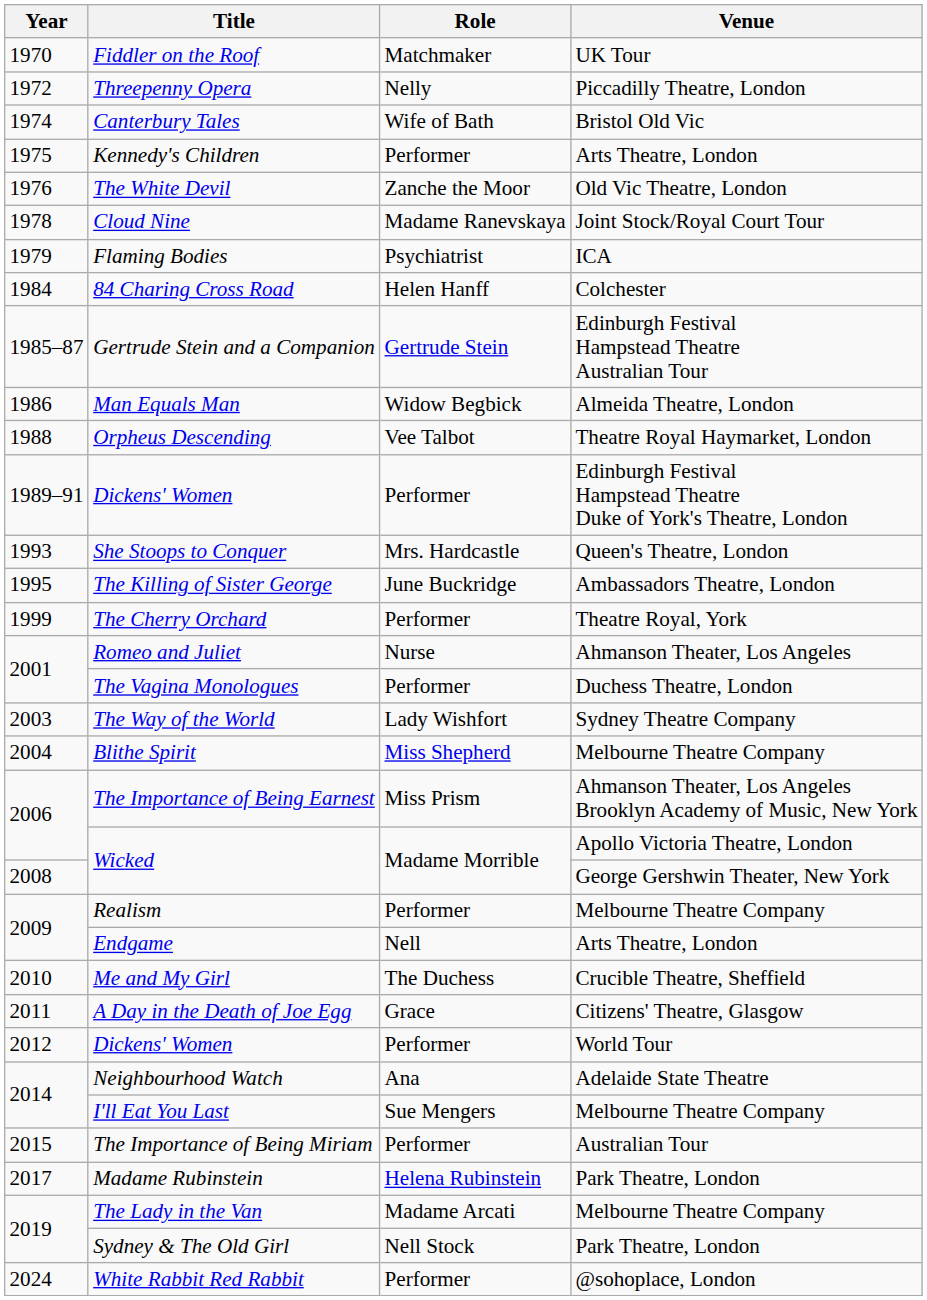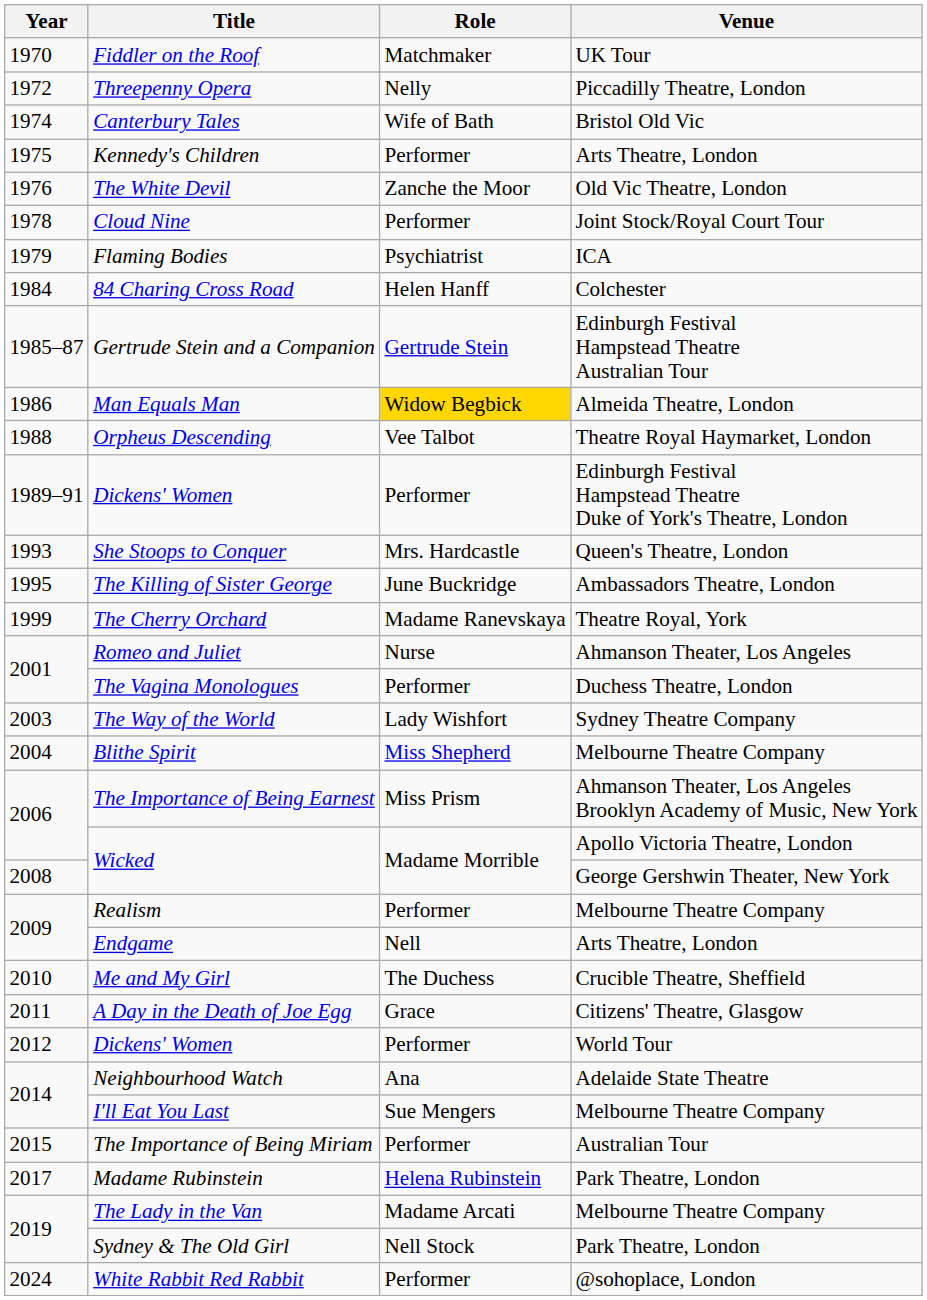(475, 222) Madame Ranevskaya -> (427, 222) Performer
(453, 403) no background -> (453, 403) gold background
(427, 618) Performer -> (475, 618) Madame Ranevskaya
